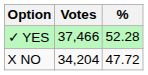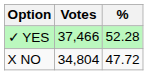(78, 59) 34,204 -> (78, 59) 34,804
